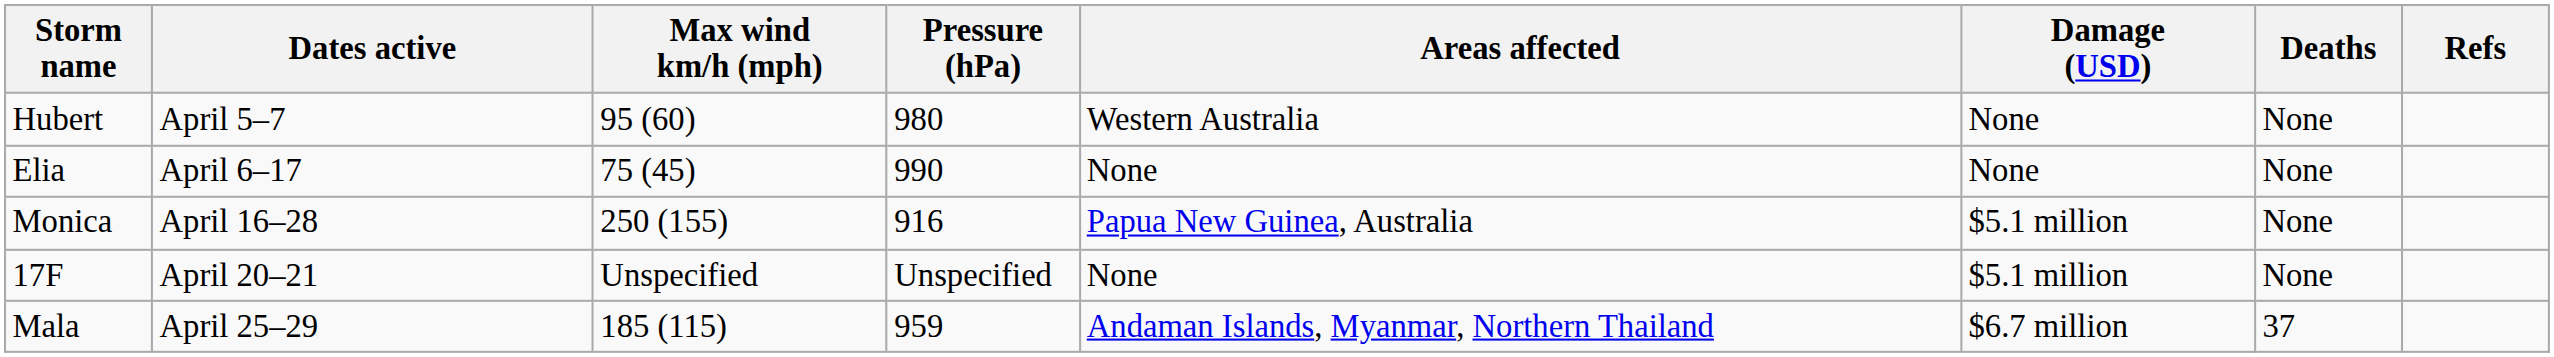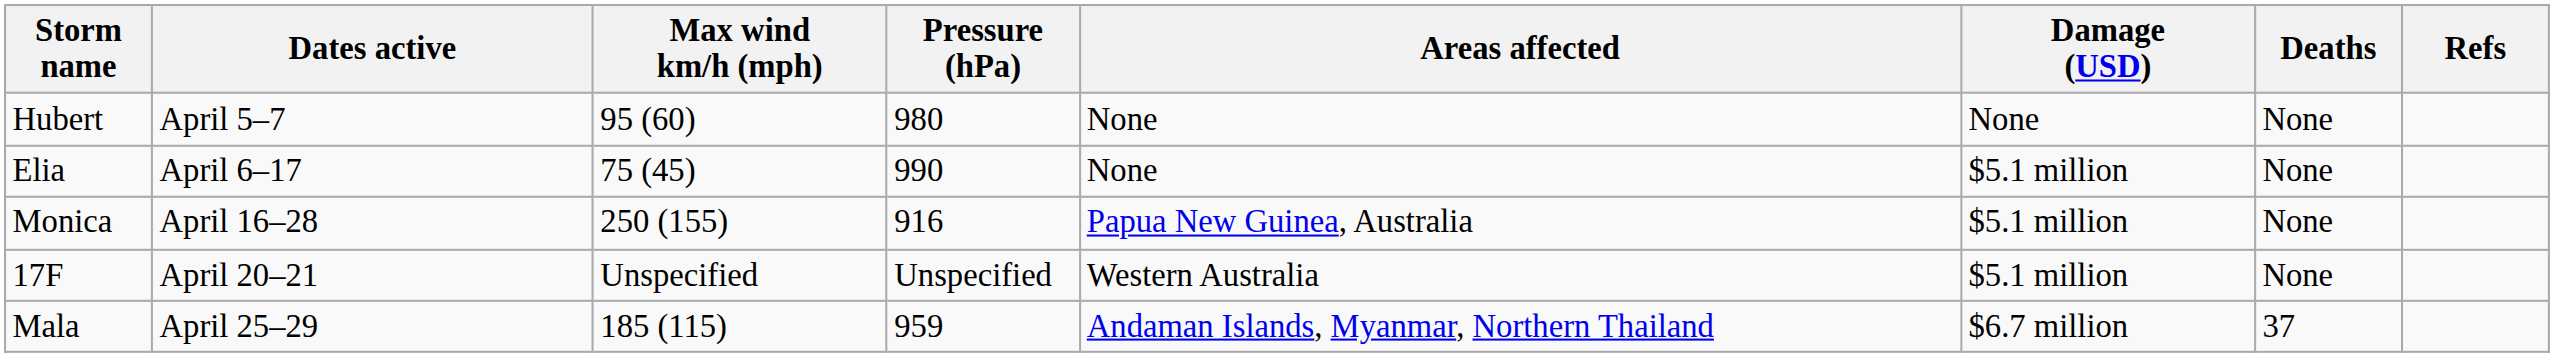(1203, 118) Western Australia -> (1122, 118) None
(2004, 170) None -> (2048, 170) $5.1 million
(1122, 274) None -> (1203, 274) Western Australia
